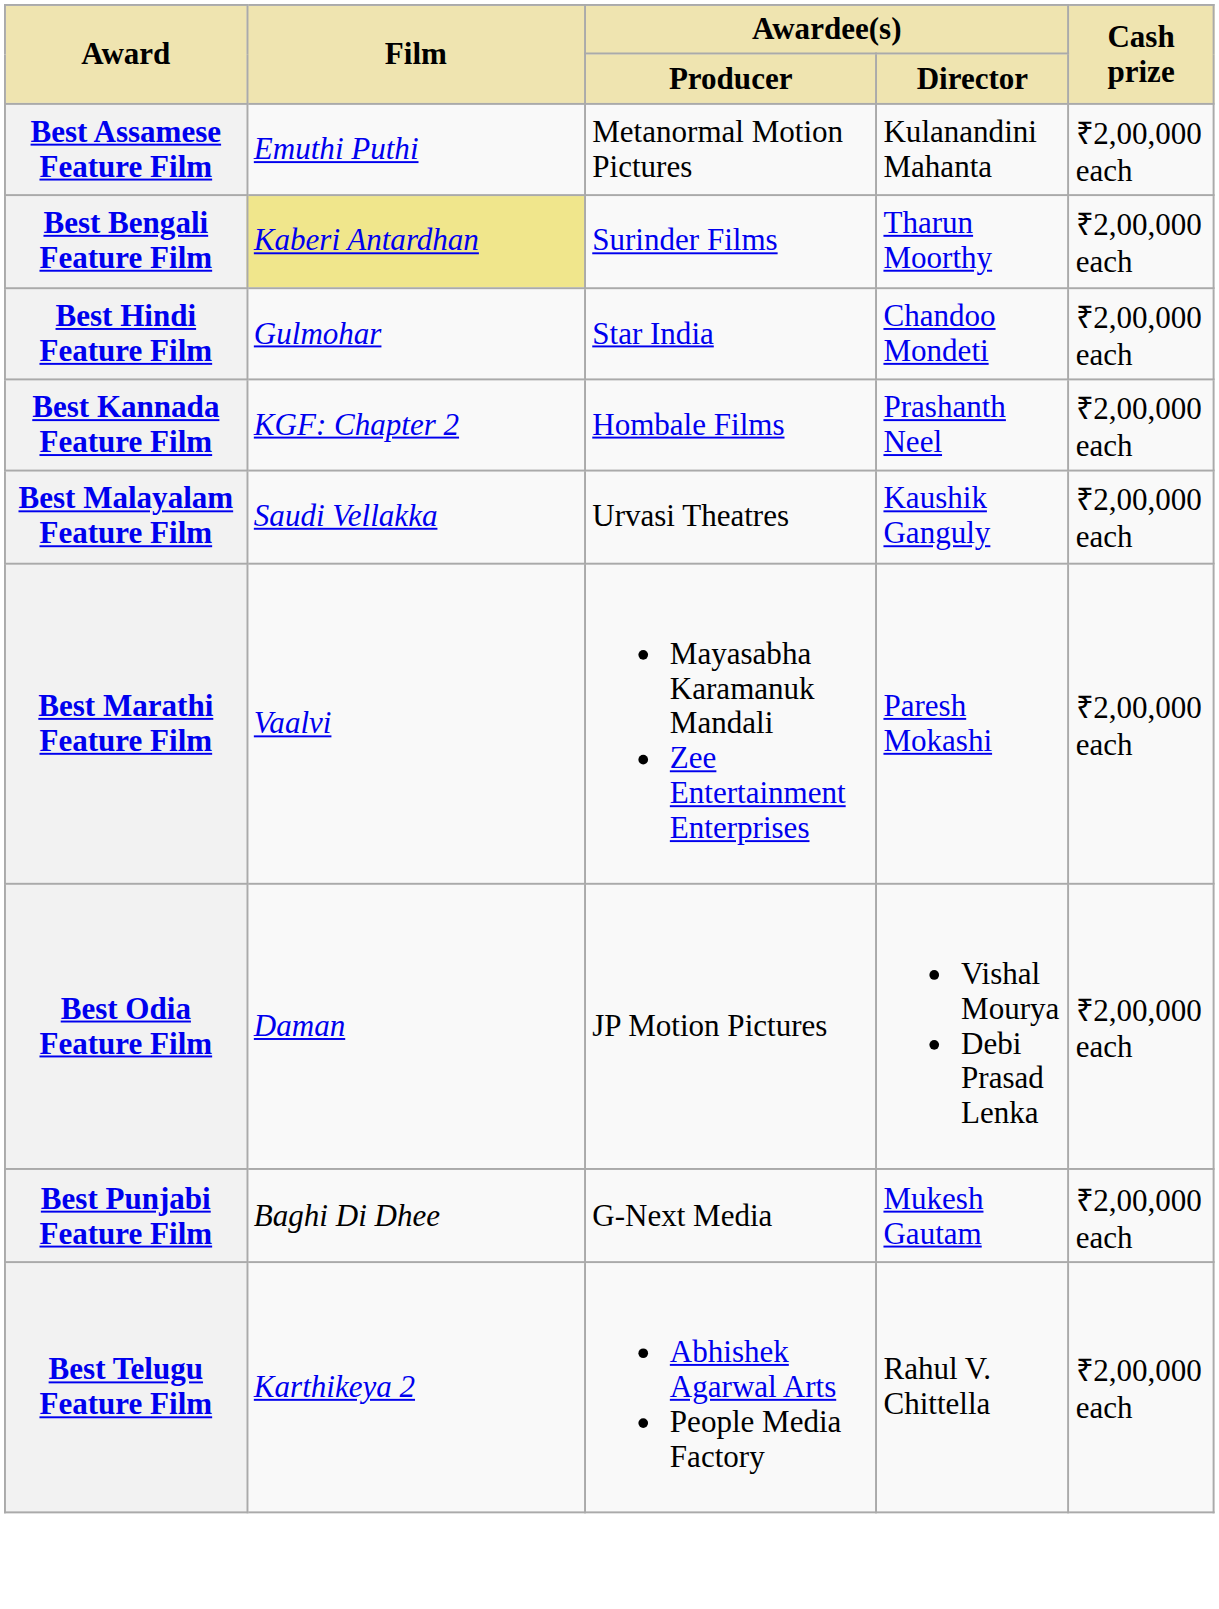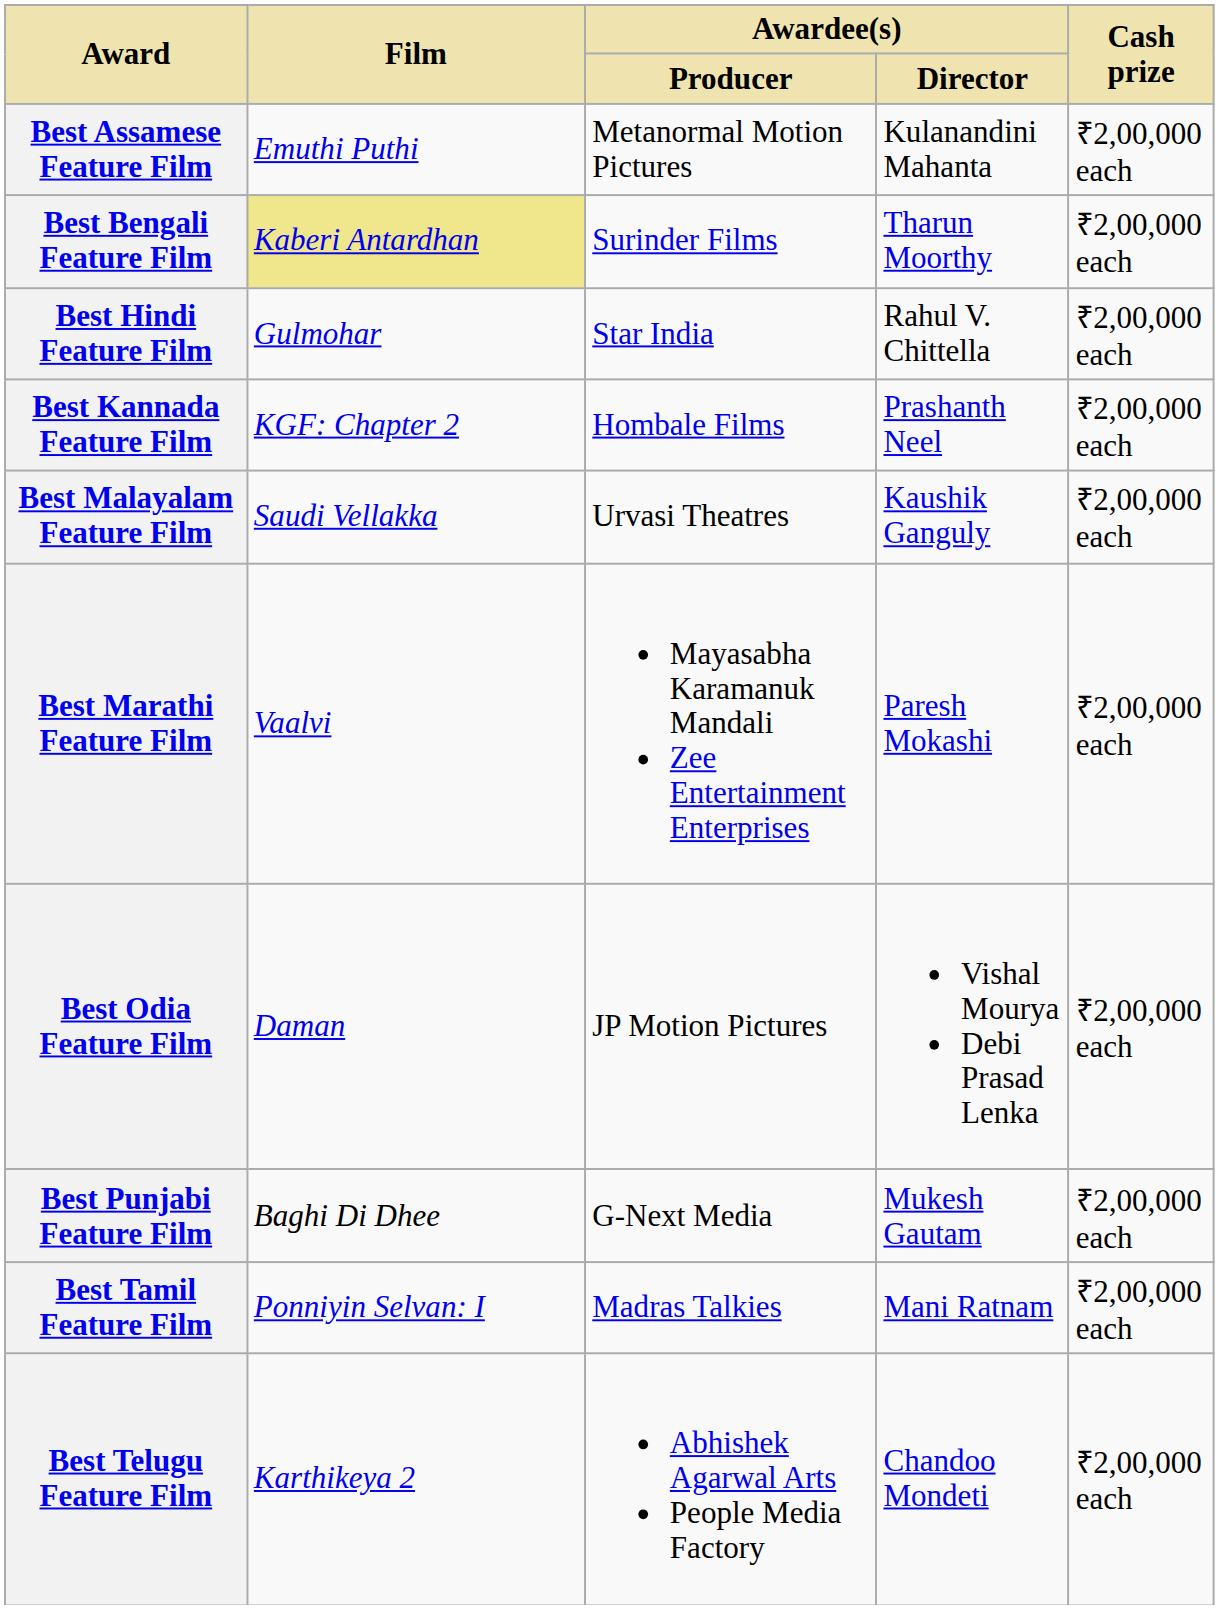(940, 332) Chandoo Mondeti -> (937, 332) Rahul V. Chittella
+ row: (126, 1307)
(937, 1386) Rahul V. Chittella -> (940, 1478) Chandoo Mondeti
